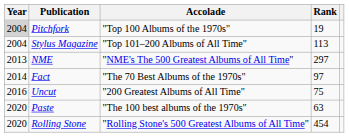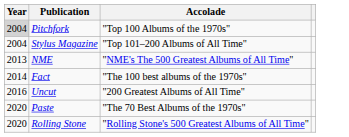- column: (325, 12)
(174, 76) "The 70 Best Albums of the 1970s" -> (175, 76) "The 100 best albums of the 1970s"
(175, 108) "The 100 best albums of the 1970s" -> (174, 108) "The 70 Best Albums of the 1970s"
